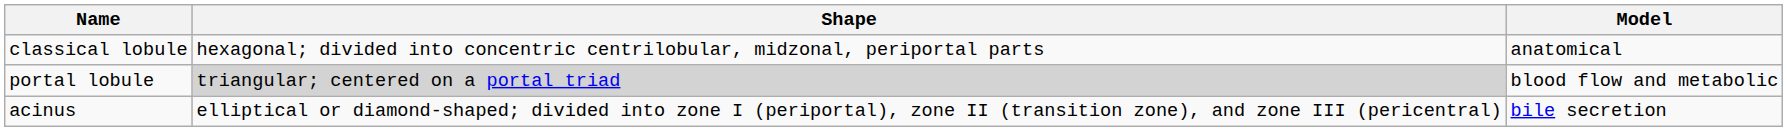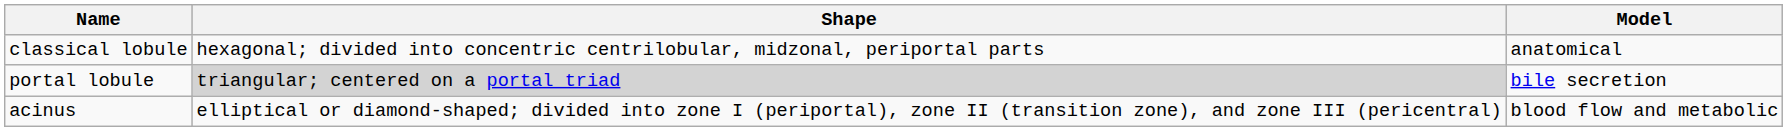(1644, 80) blood flow and metabolic -> (1589, 80) bile secretion
(1589, 111) bile secretion -> (1644, 111) blood flow and metabolic
